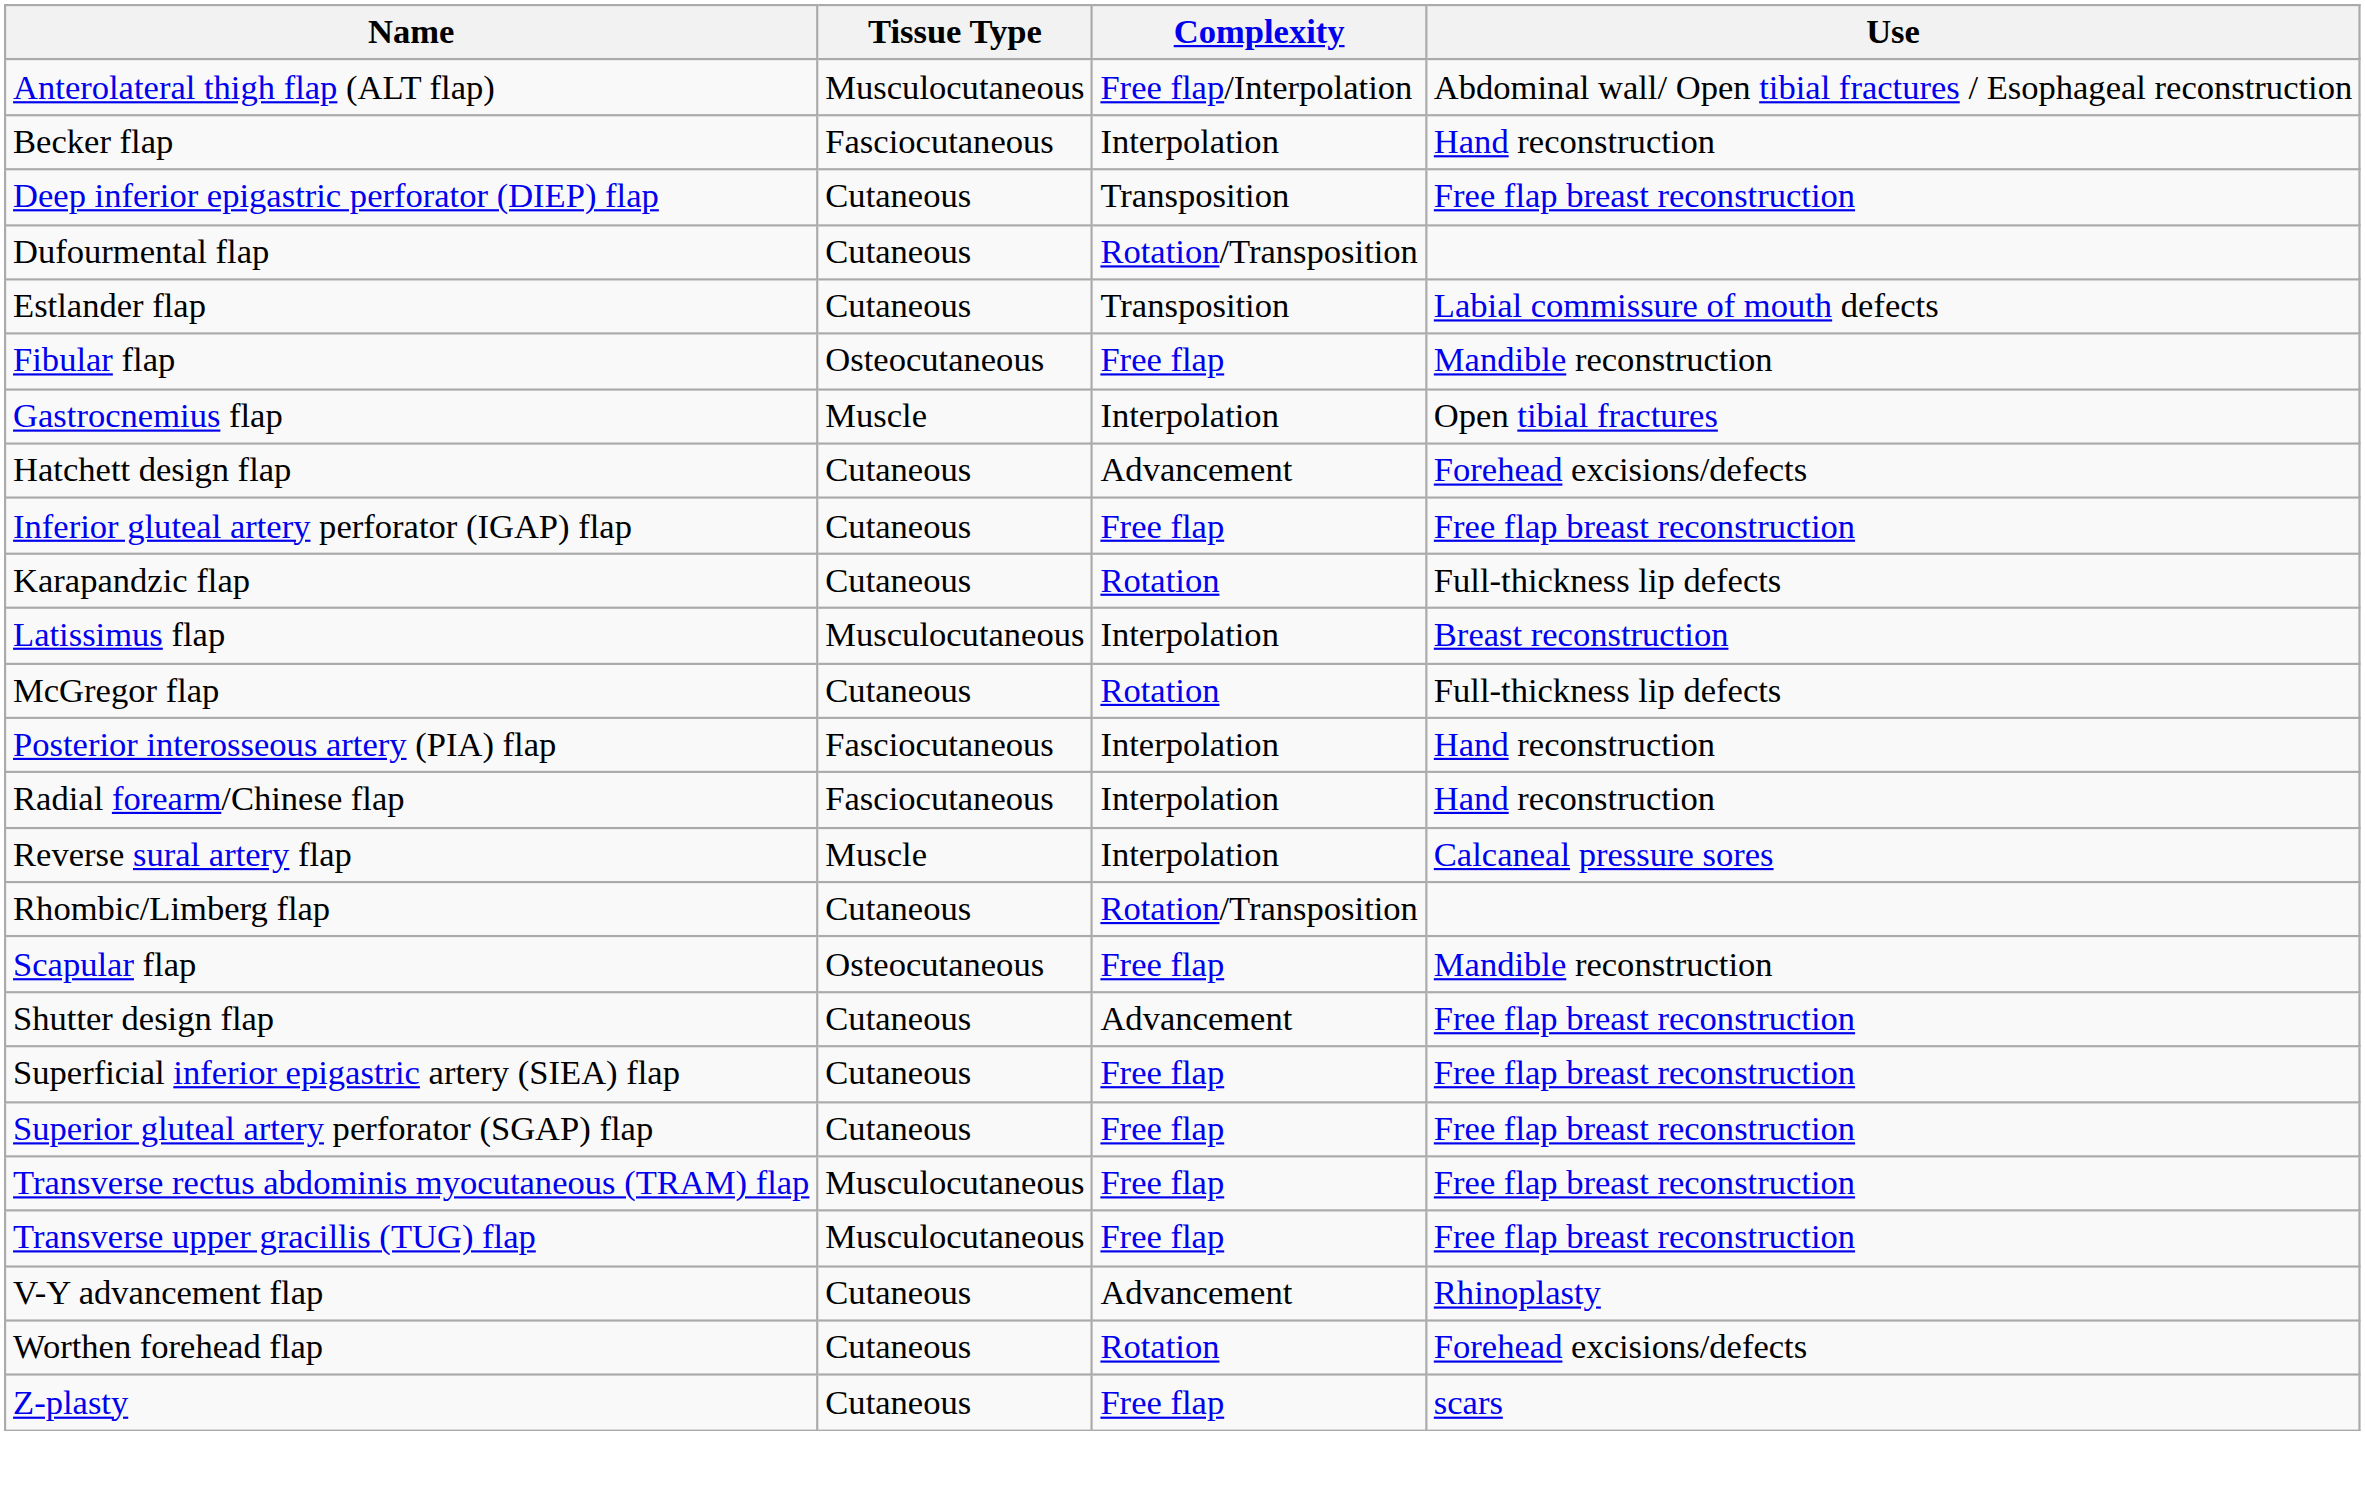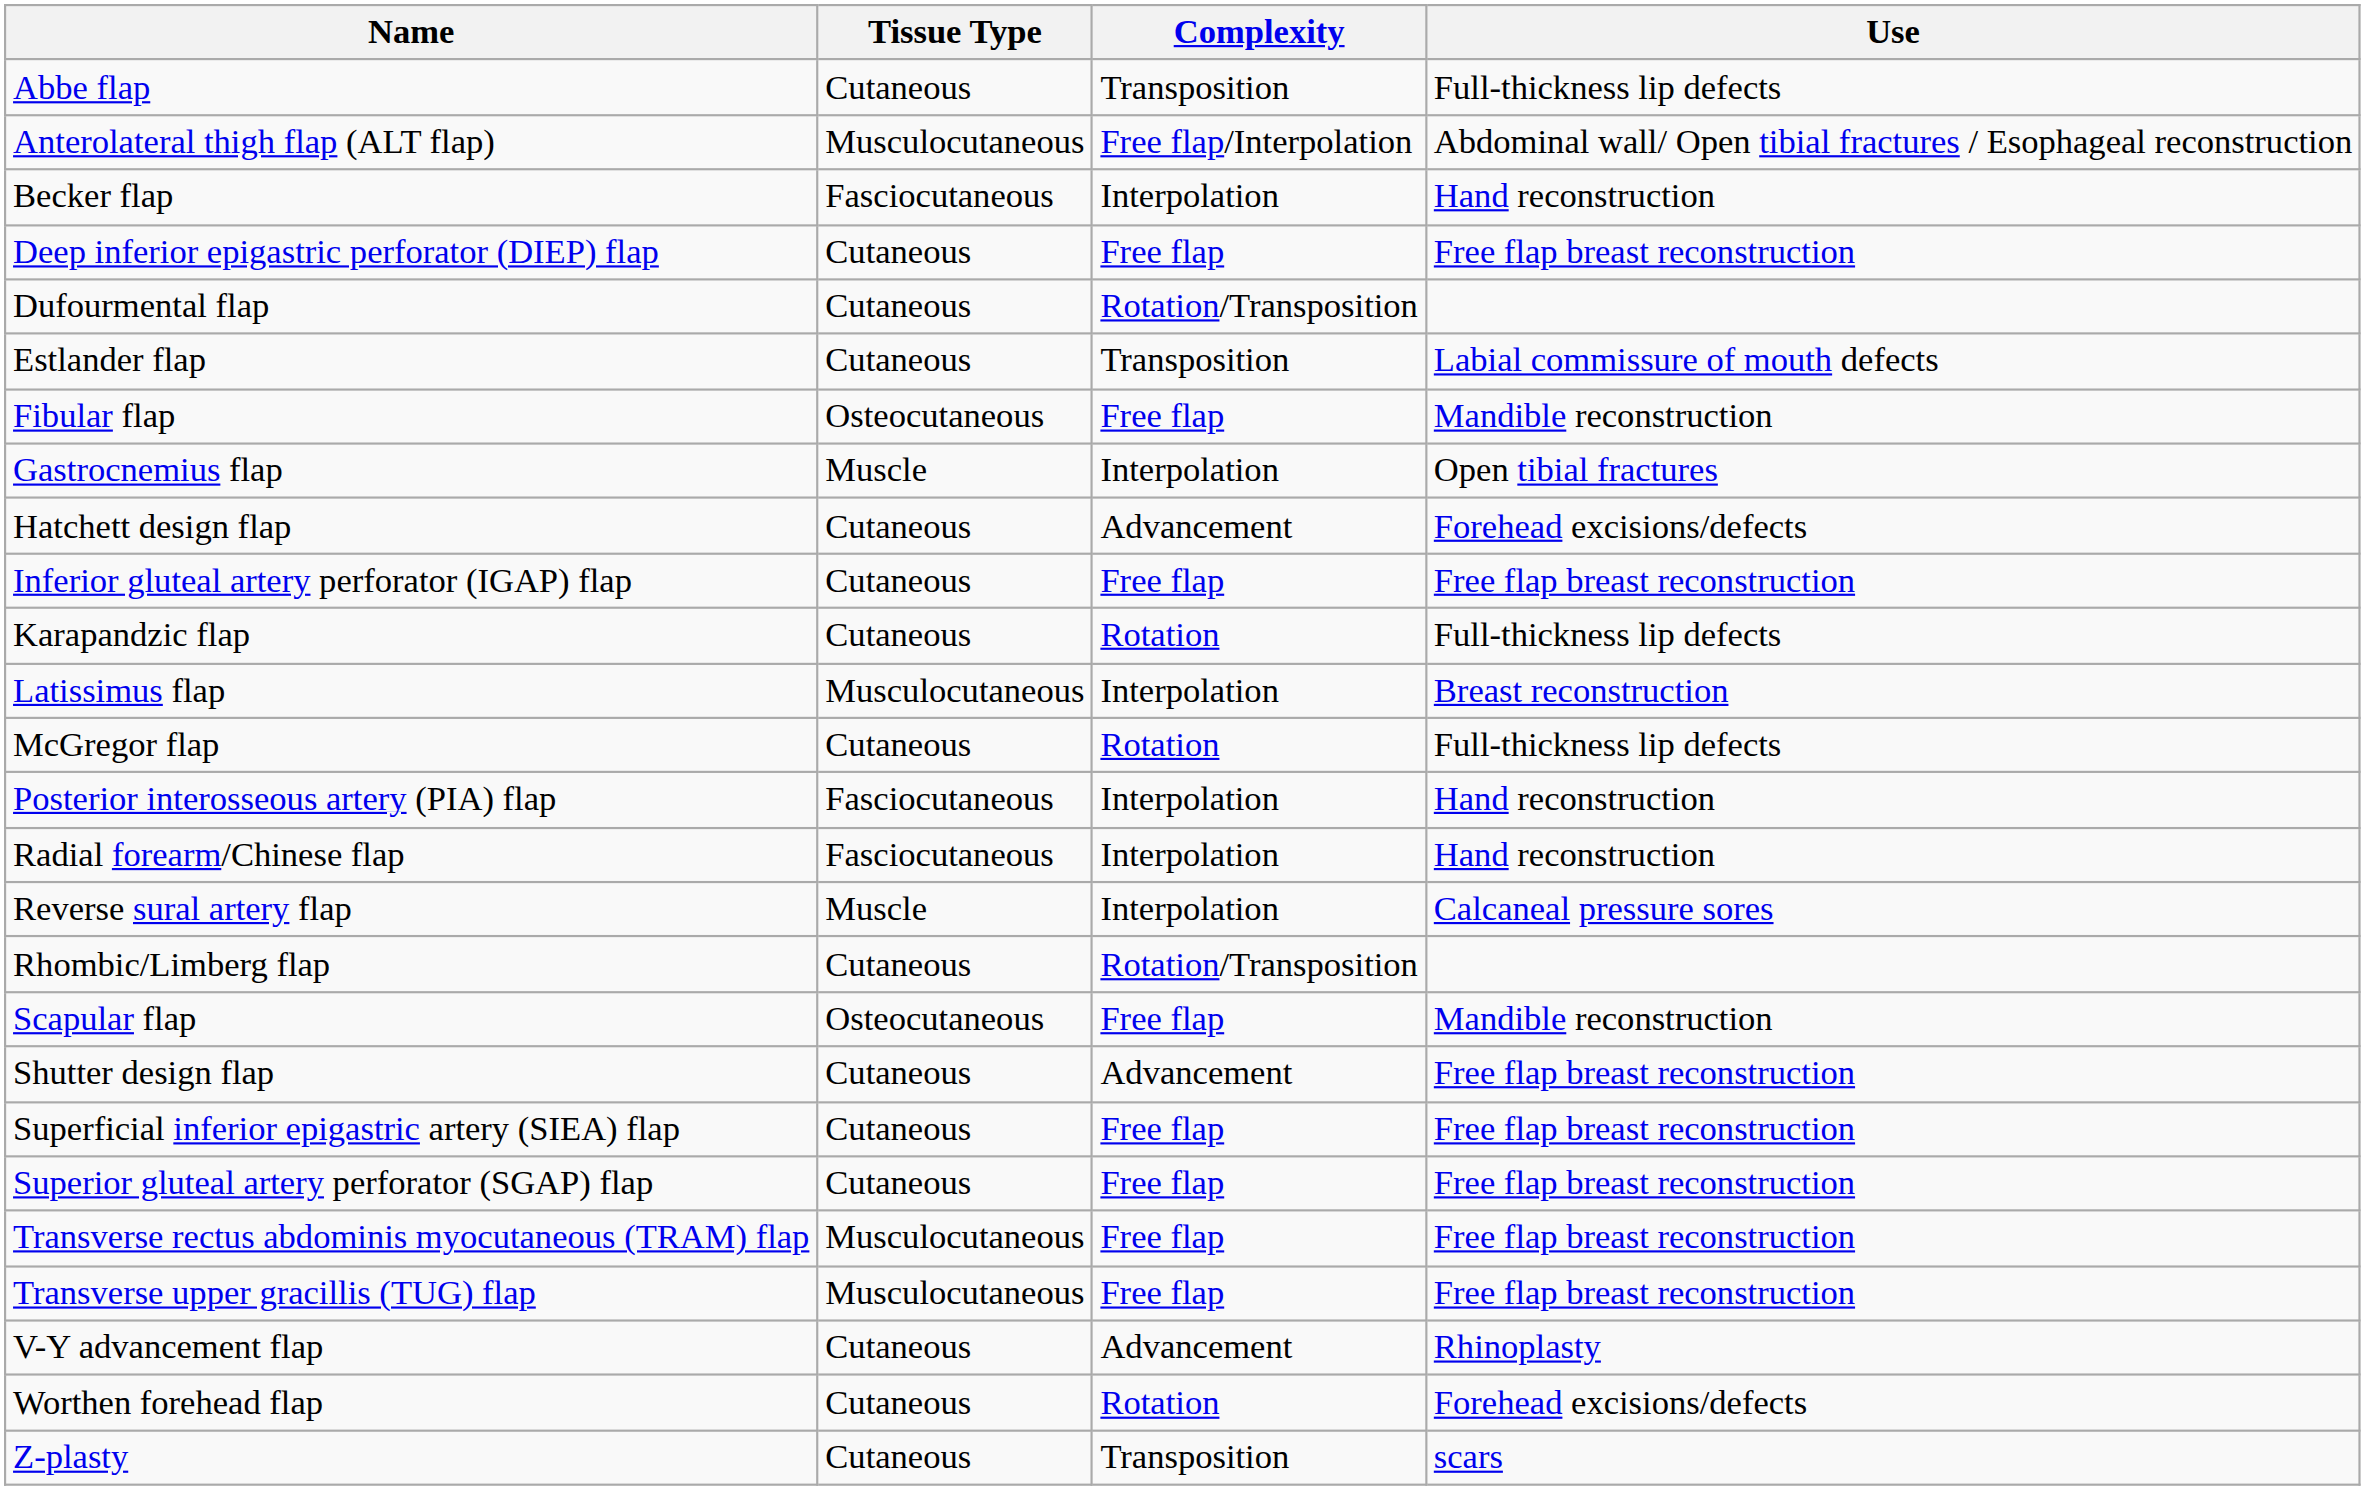+ row: (82, 86)
(1195, 196) Transposition -> (1162, 251) Free flap
(1162, 1402) Free flap -> (1195, 1456) Transposition
